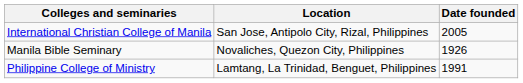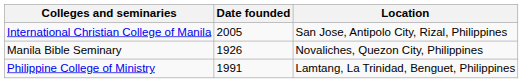columns swapped: (326, 13) <-> (478, 13)
